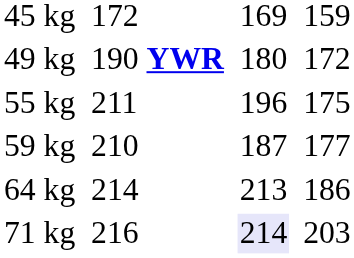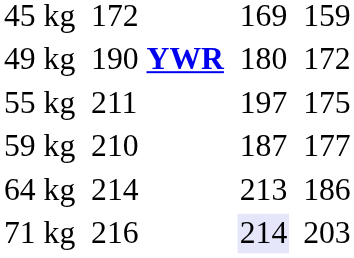(264, 102) 196 -> (264, 102) 197
